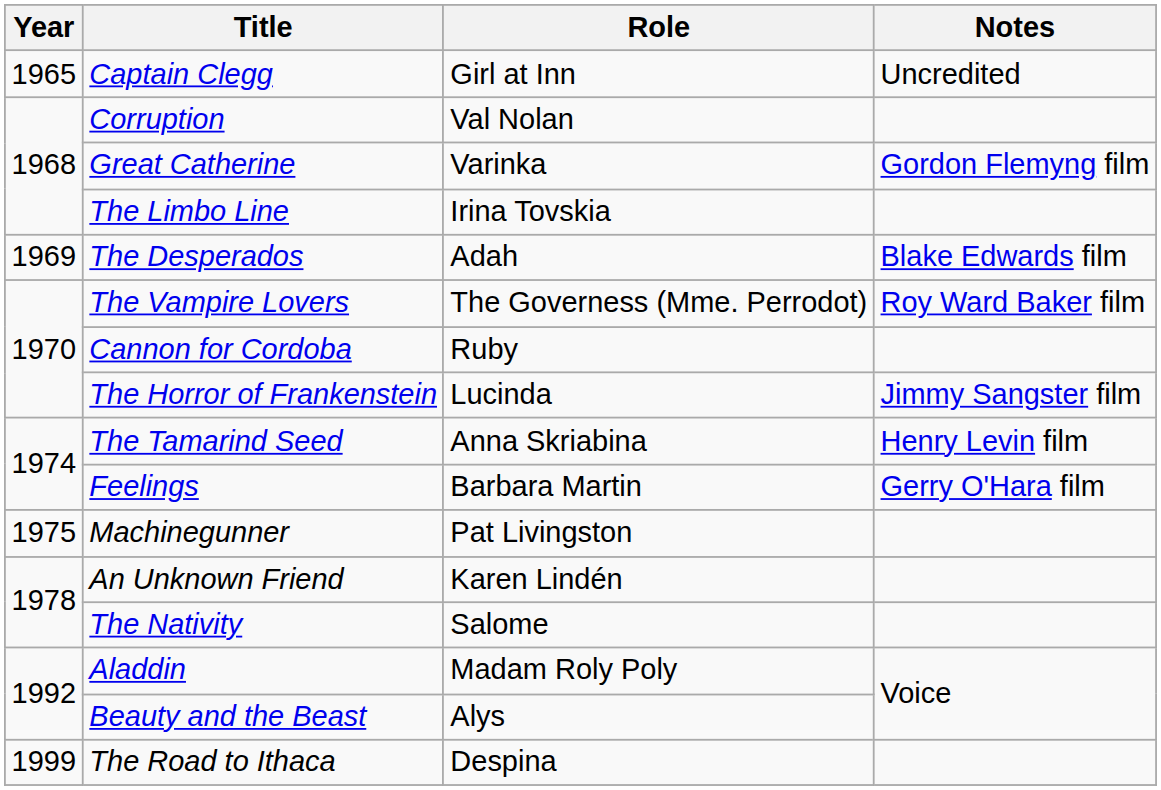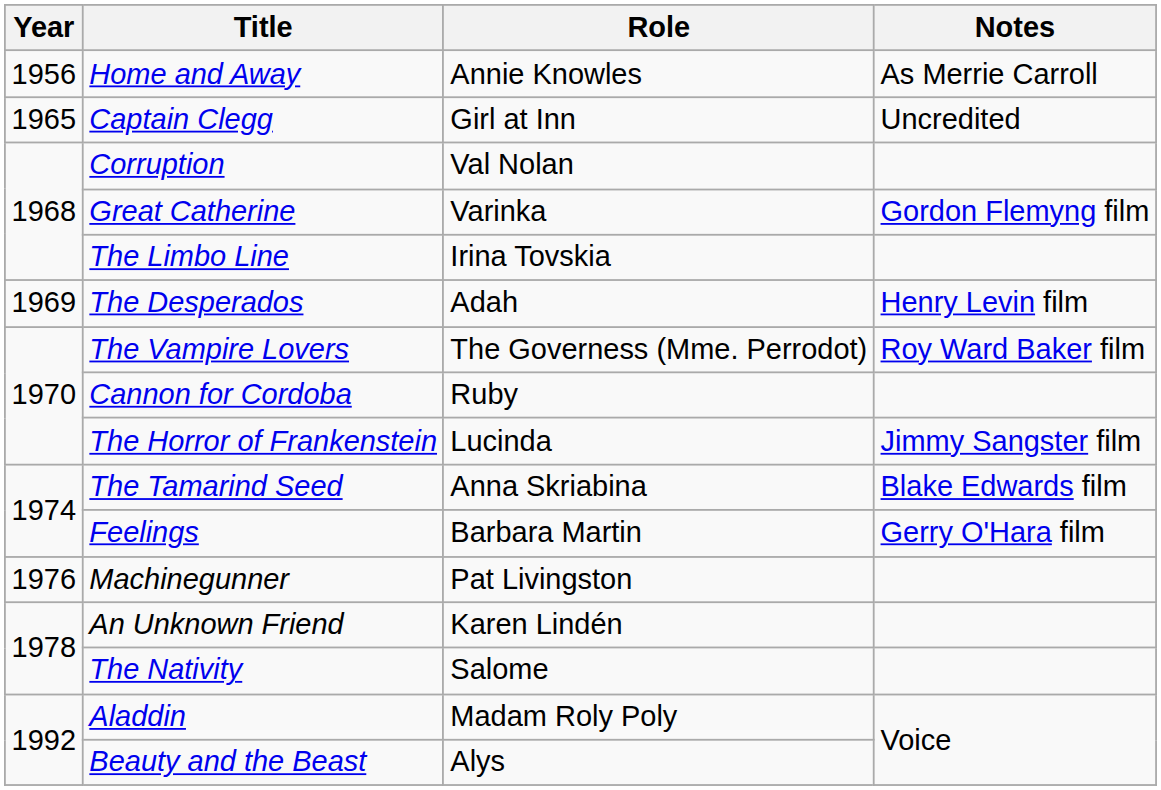+ row: (195, 73)
(1004, 257) Blake Edwards film -> (984, 303) Henry Levin film
(984, 440) Henry Levin film -> (1004, 486) Blake Edwards film
(44, 532) 1975 -> (44, 578) 1976
- row: (213, 762)
